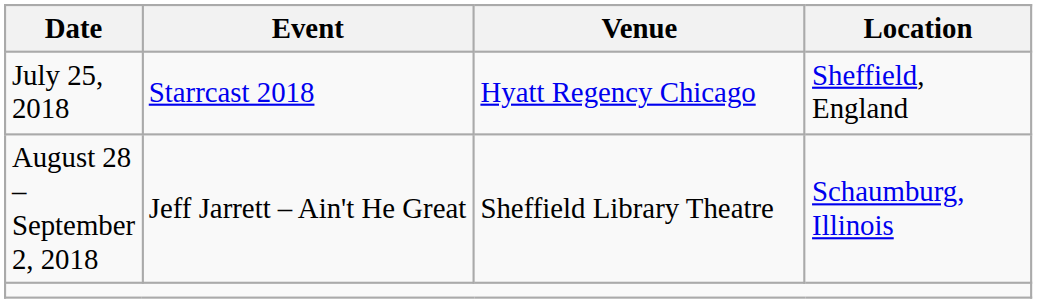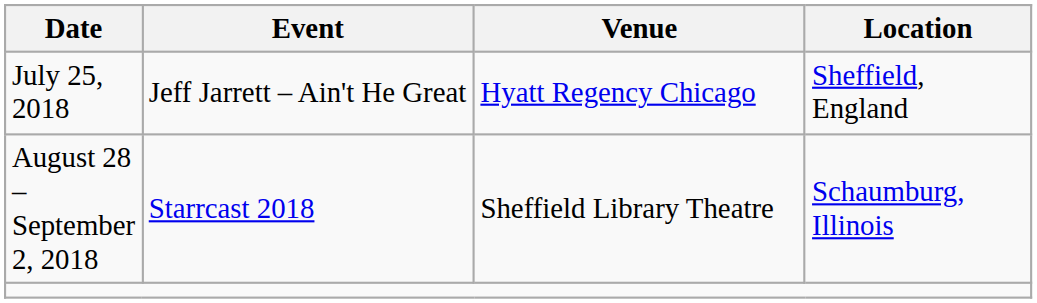(232, 92) Starrcast 2018 -> (308, 92) Jeff Jarrett – Ain't He Great
(308, 207) Jeff Jarrett – Ain't He Great -> (232, 207) Starrcast 2018
